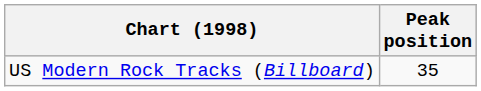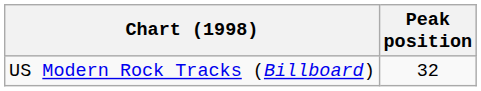(428, 71) 35 -> (428, 71) 32
